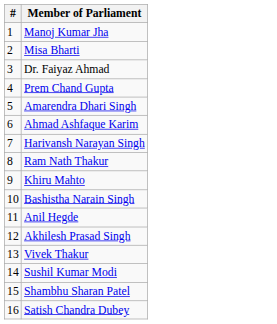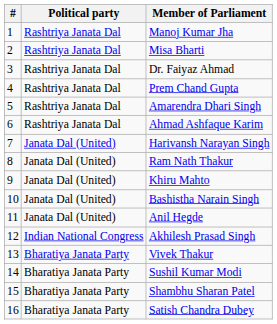+ column: (84, 13)
